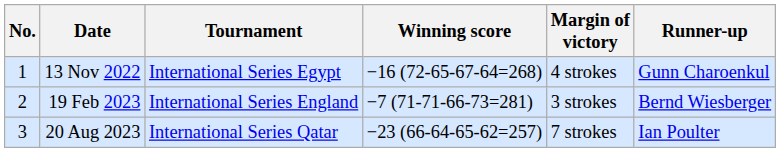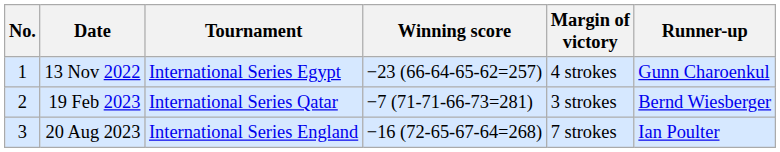(454, 71) −16 (72-65-67-64=268) -> (454, 71) −23 (66-64-65-62=257)
(254, 102) International Series England -> (243, 102) International Series Qatar
(243, 132) International Series Qatar -> (254, 132) International Series England
(454, 132) −23 (66-64-65-62=257) -> (454, 132) −16 (72-65-67-64=268)
